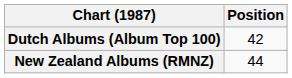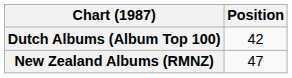(256, 61) 44 -> (256, 61) 47
